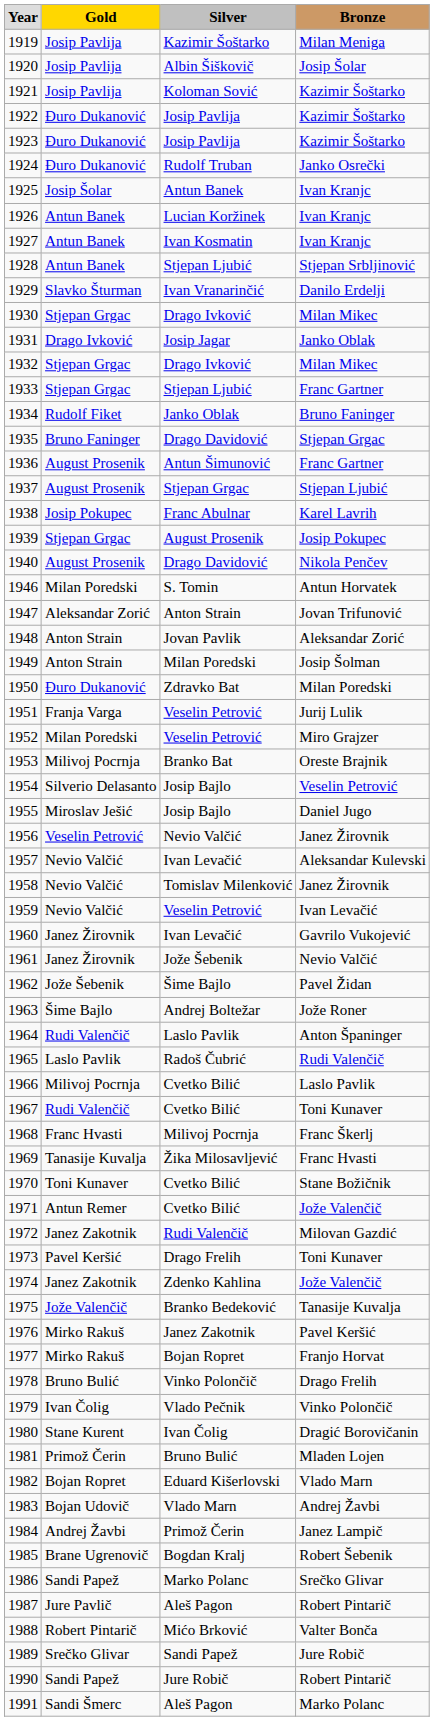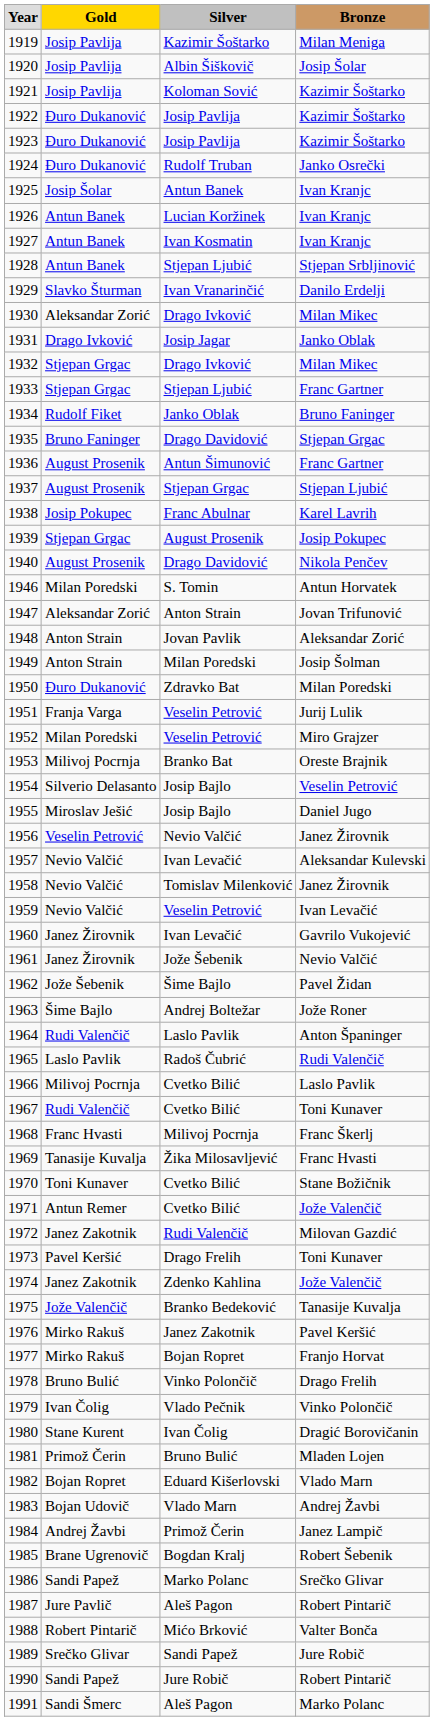(88, 314) Stjepan Grgac -> (97, 314) Aleksandar Zorić
